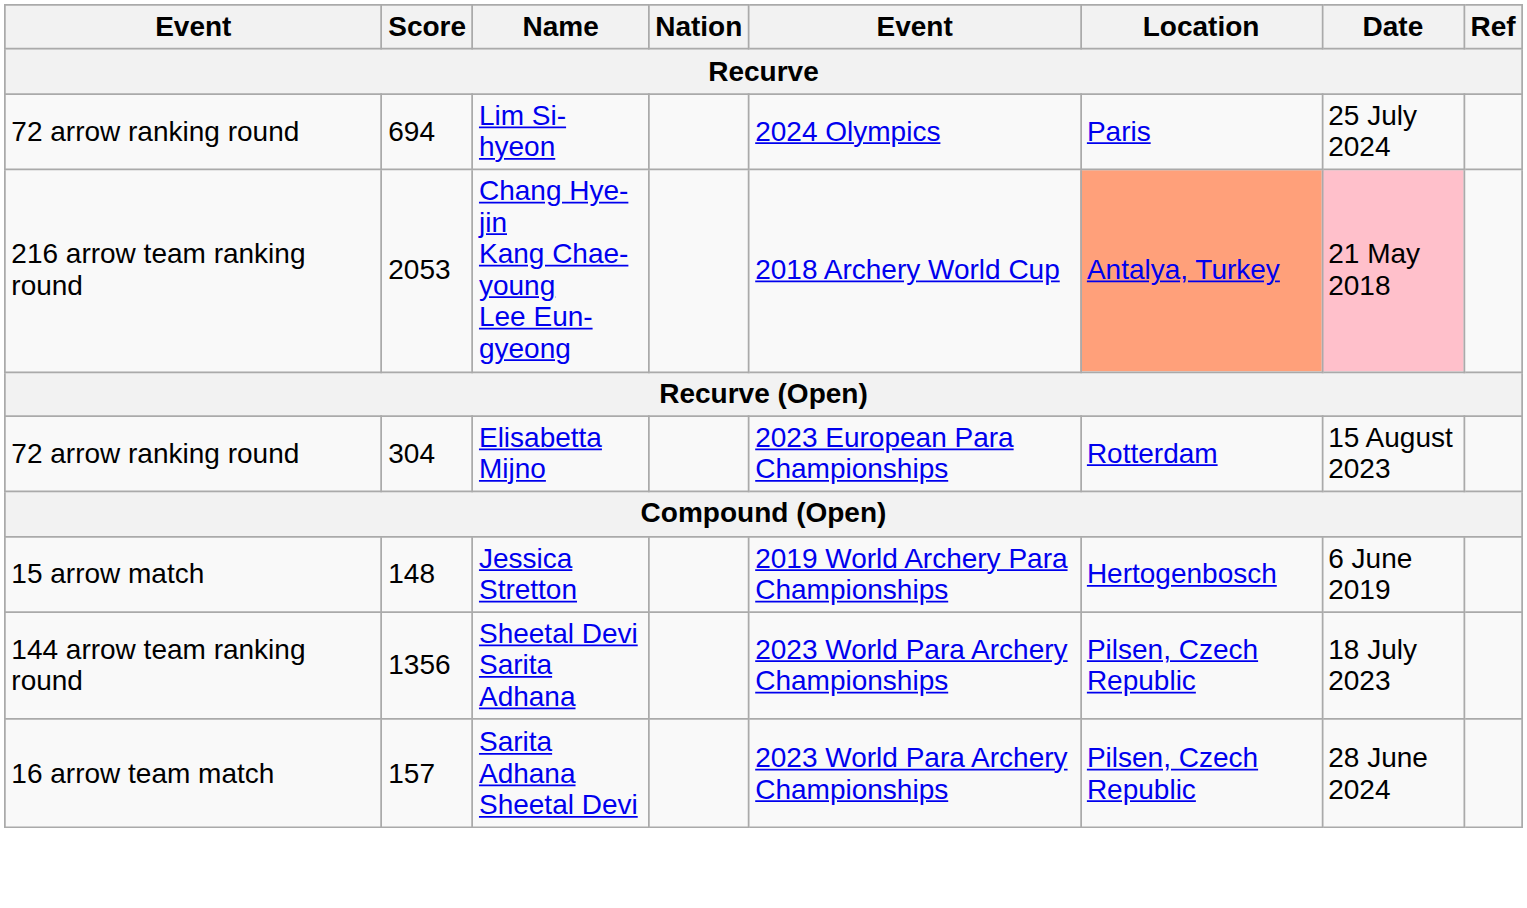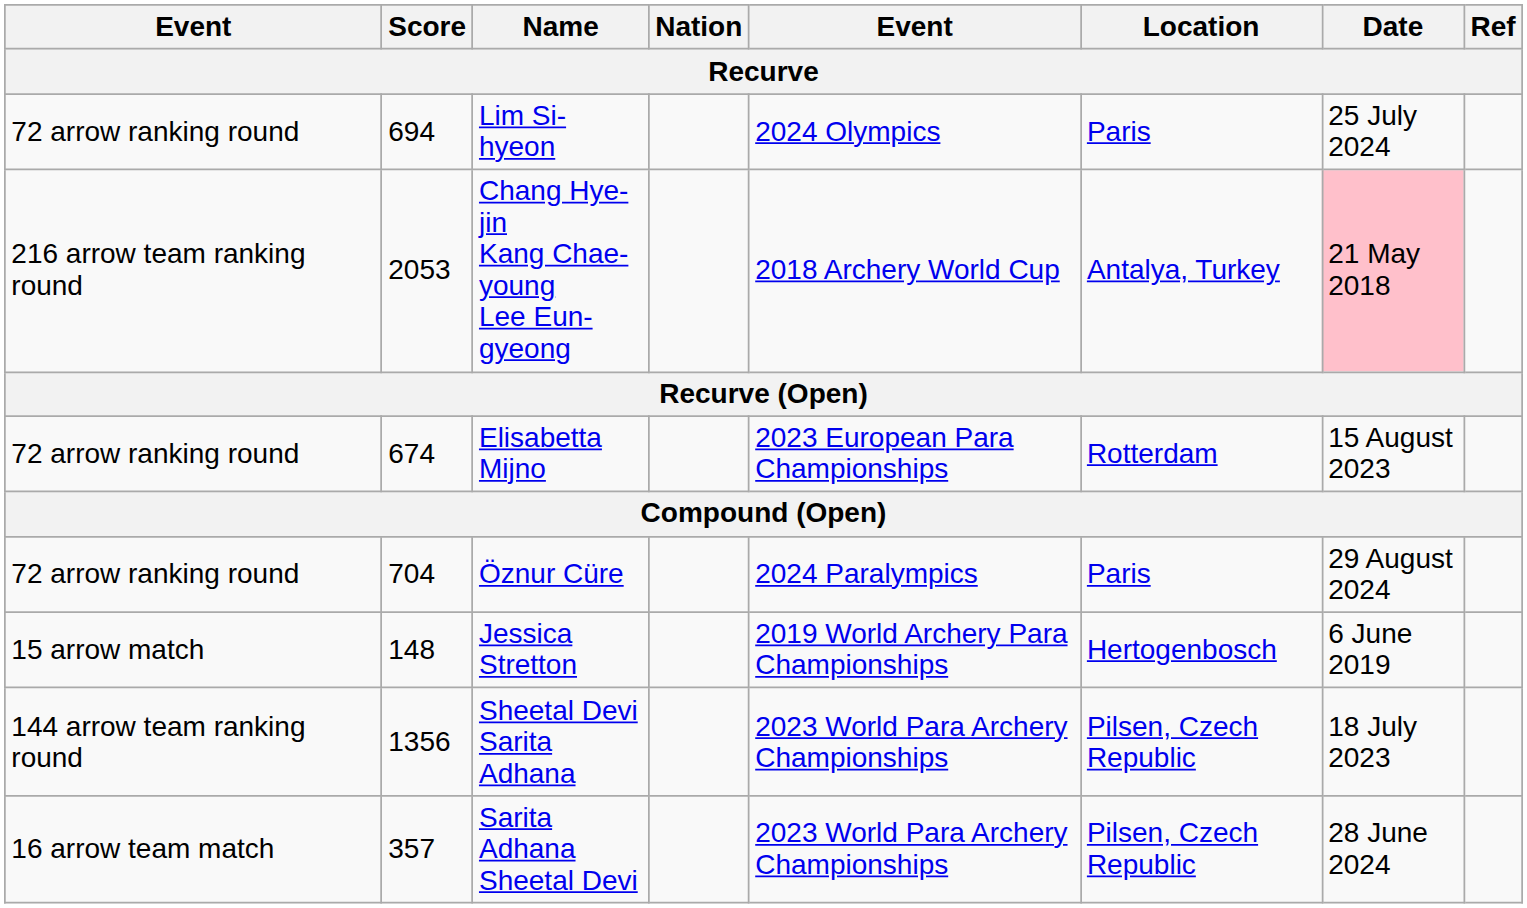(1183, 270) lightsalmon background -> (1183, 270) no background
(412, 453) 304 -> (412, 453) 674
+ row: (551, 573)
(412, 772) 157 -> (412, 848) 357
